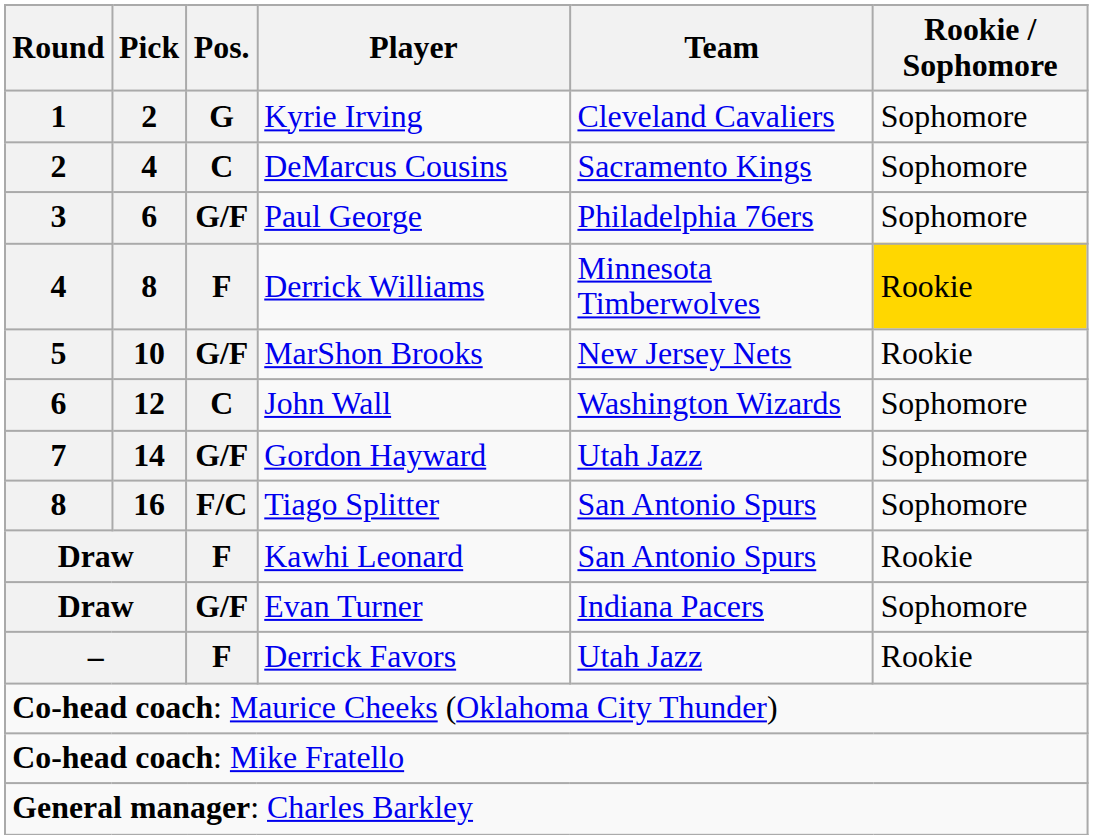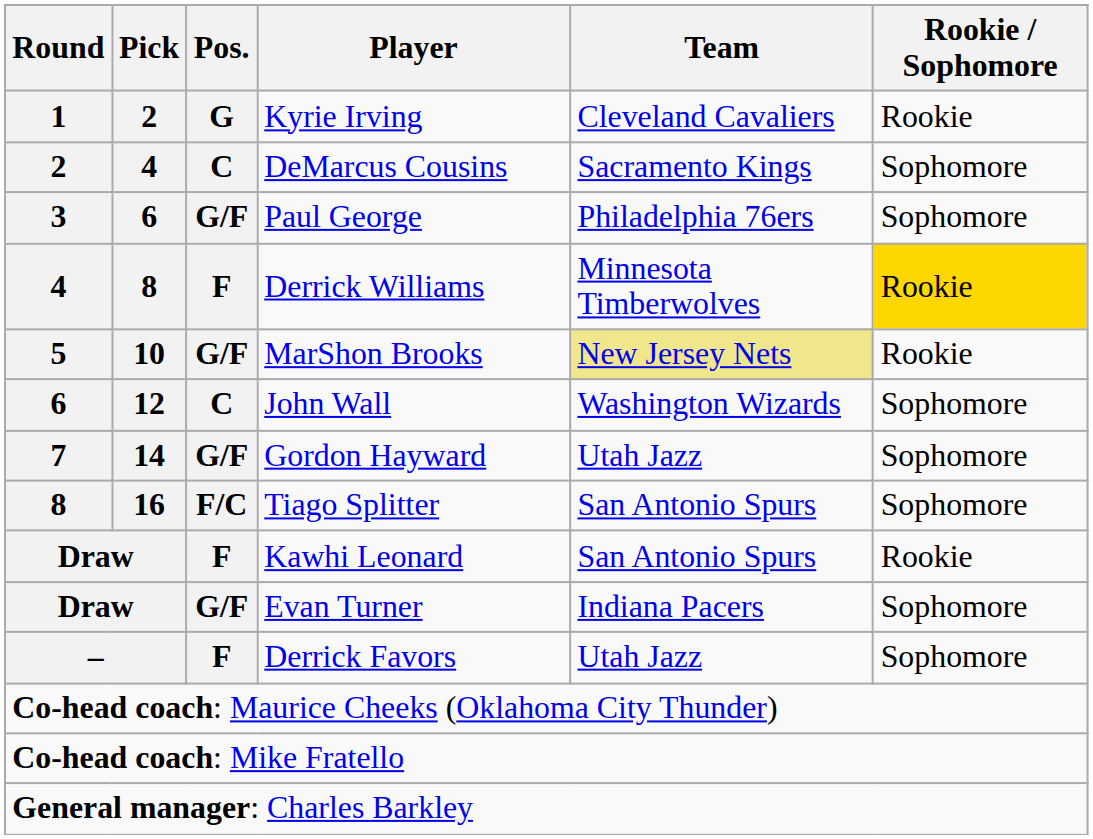(954, 116) Sophomore -> (927, 116) Rookie
(684, 353) no background -> (684, 353) khaki background
(927, 656) Rookie -> (954, 656) Sophomore
